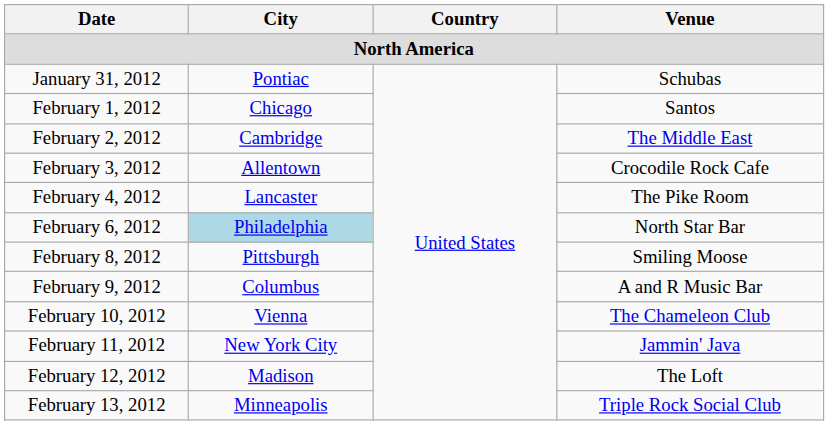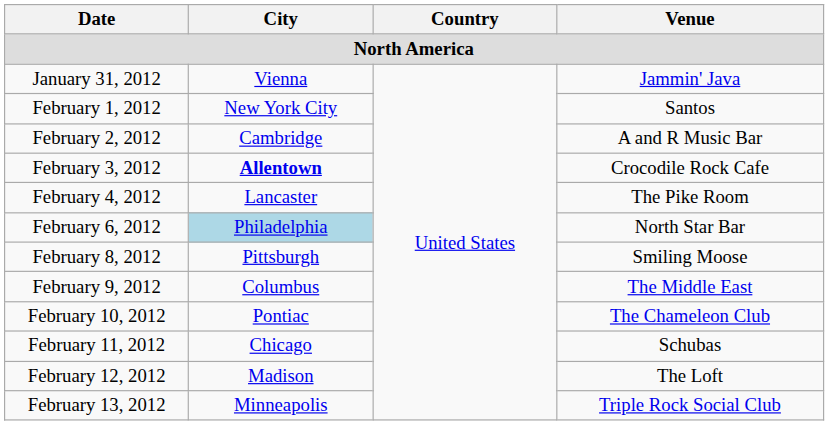(281, 78) Pontiac -> (281, 78) Vienna
(690, 78) Schubas -> (690, 78) Jammin' Java
(281, 108) Chicago -> (281, 108) New York City
(690, 138) The Middle East -> (690, 138) A and R Music Bar
(281, 167) normal -> (281, 167) bold
(690, 286) A and R Music Bar -> (690, 286) The Middle East
(281, 316) Vienna -> (281, 316) Pontiac
(281, 345) New York City -> (281, 345) Chicago
(690, 345) Jammin' Java -> (690, 345) Schubas
